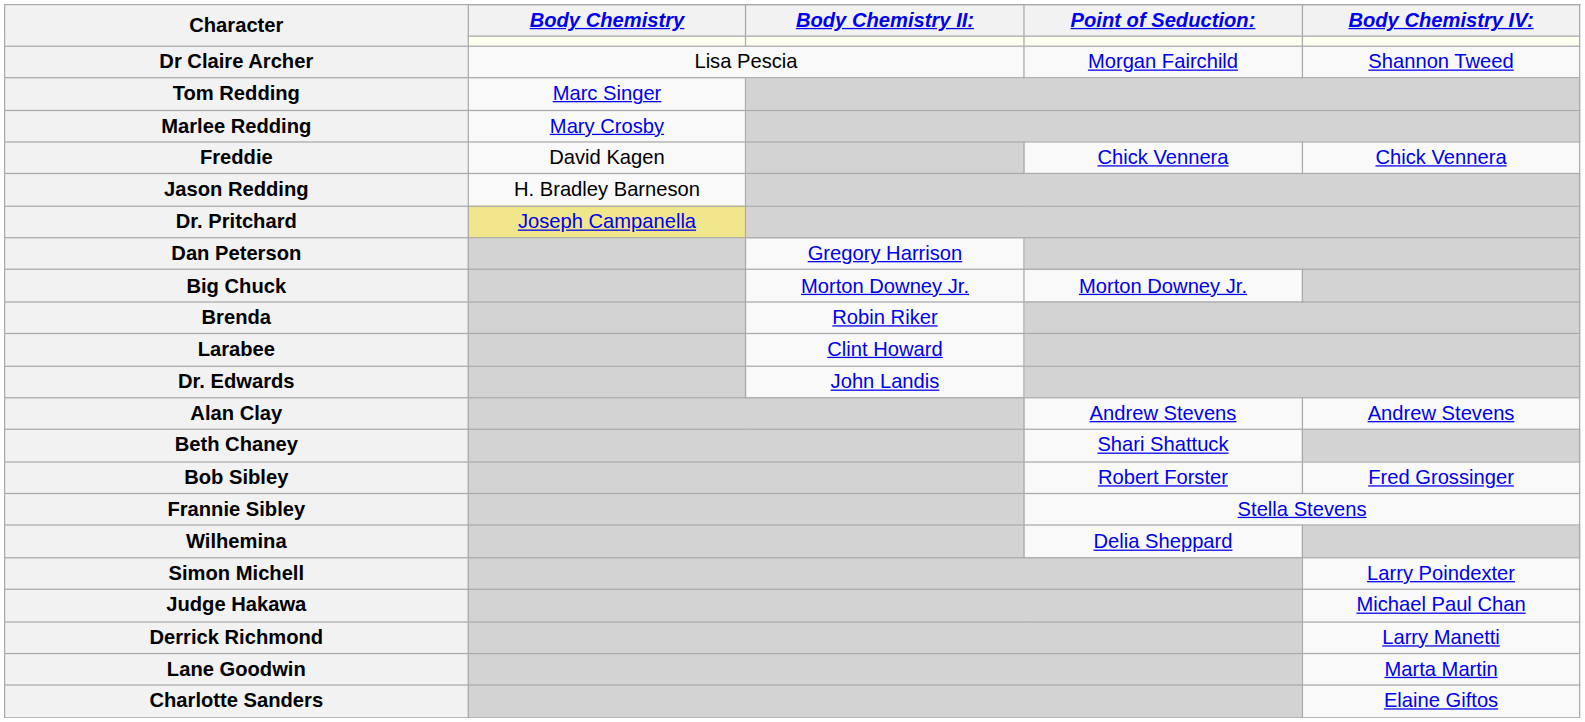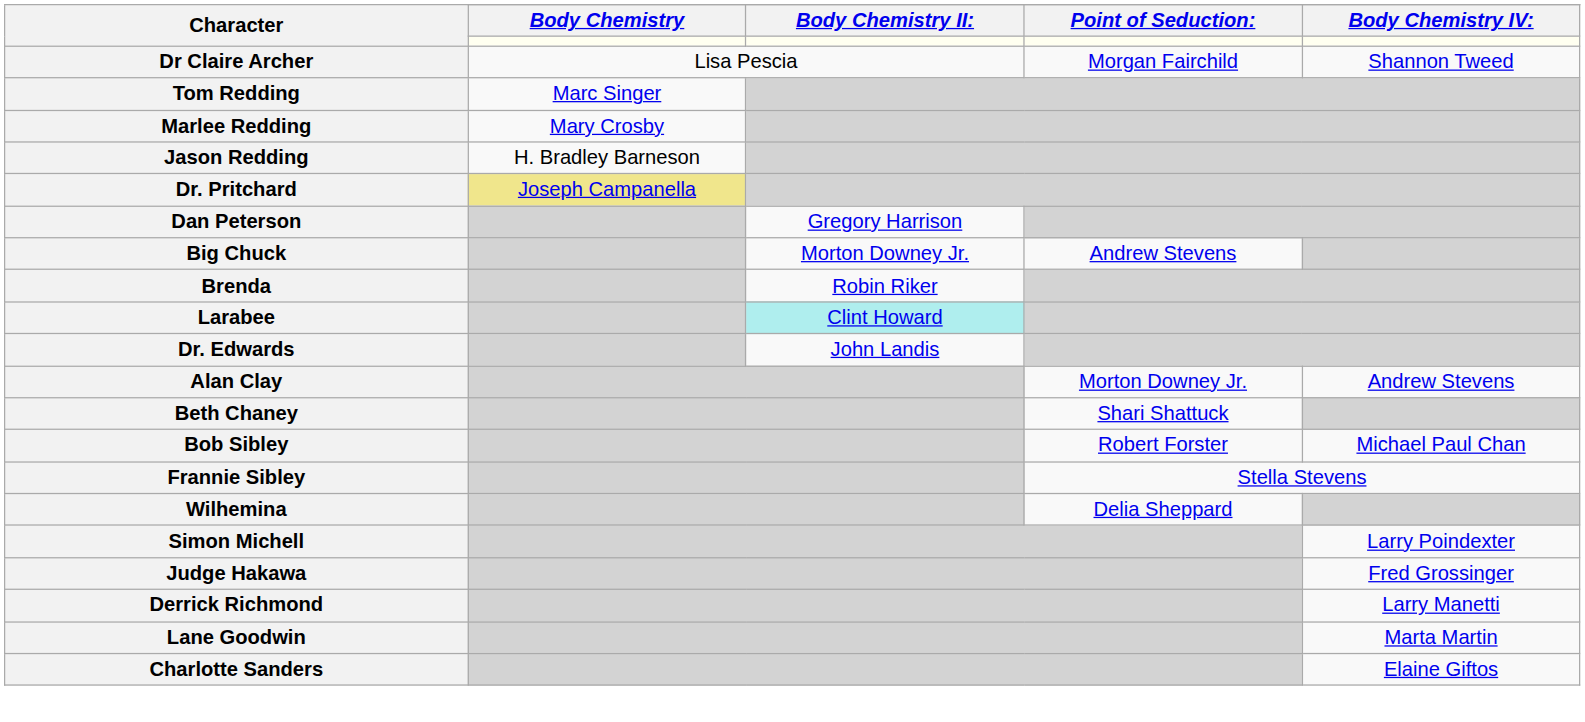- row: (236, 157)
(1163, 285) Morton Downey Jr. -> (1163, 253) Andrew Stevens
(885, 349) no background -> (885, 317) paleturquoise background
(1163, 413) Andrew Stevens -> (1163, 381) Morton Downey Jr.
(1441, 477) Fred Grossinger -> (1441, 445) Michael Paul Chan
(1441, 605) Michael Paul Chan -> (1441, 573) Fred Grossinger
